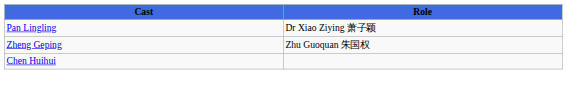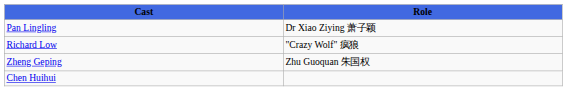+ row: (32, 45)
